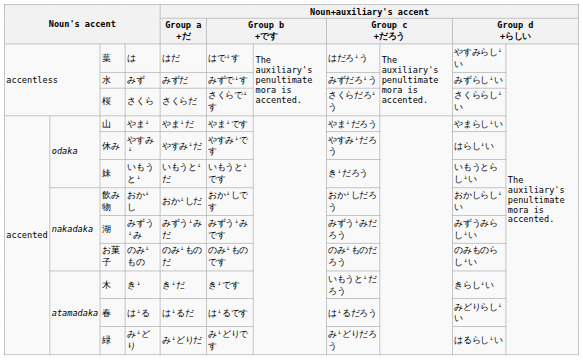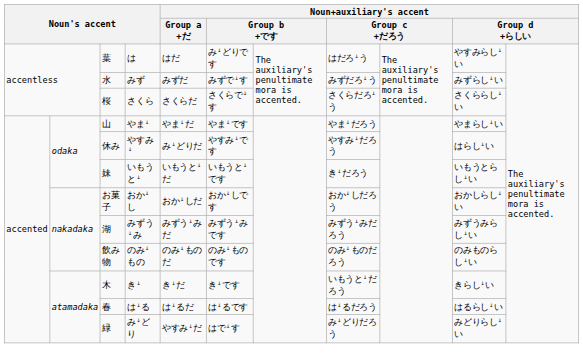(224, 58) はでꜜす -> (228, 58) みꜜどりです
(182, 145) やすみꜜだ -> (182, 145) みꜜどりだ
(111, 201) 飲み物 -> (111, 201) お菓子
(111, 257) お菓子 -> (111, 257) 飲み物
(478, 312) みどりらしꜜい -> (478, 307) はるらしꜜい
(182, 340) みꜜどりだ -> (182, 328) やすみꜜだ
(228, 340) みꜜどりです -> (224, 328) はでꜜす
(478, 340) はるらしꜜい -> (478, 328) みどりらしꜜい
